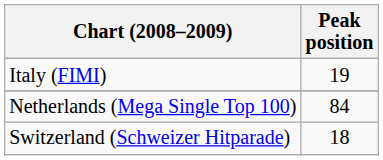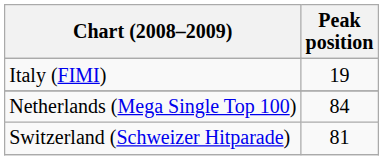(339, 138) 18 -> (339, 138) 81
